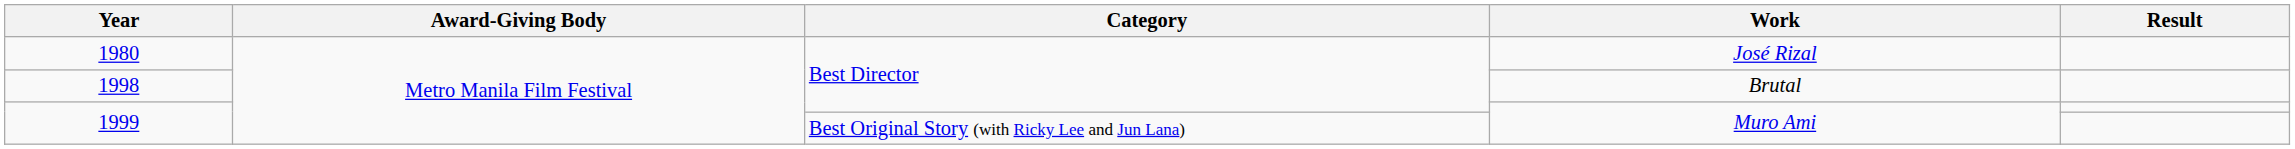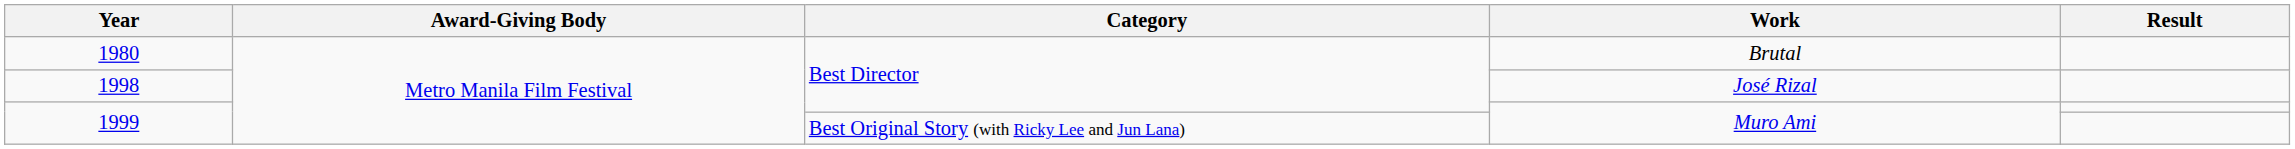(1775, 53) José Rizal -> (1775, 53) Brutal
(1775, 85) Brutal -> (1775, 85) José Rizal
